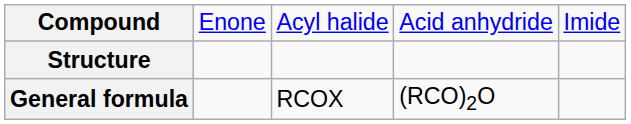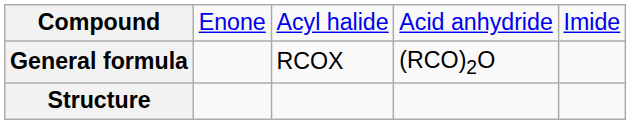rows swapped: (99, 59) <-> (99, 98)
